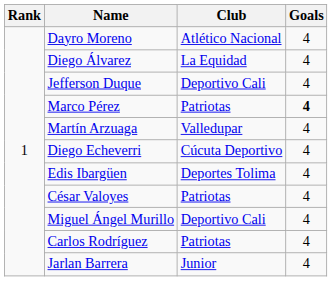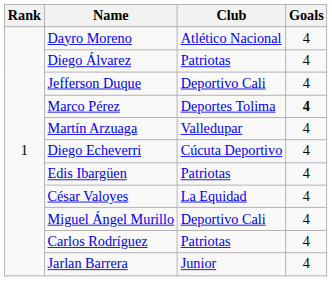(214, 60) La Equidad -> (206, 60) Patriotas
(206, 106) Patriotas -> (228, 106) Deportes Tolima
(228, 173) Deportes Tolima -> (206, 173) Patriotas
(206, 196) Patriotas -> (214, 196) La Equidad
